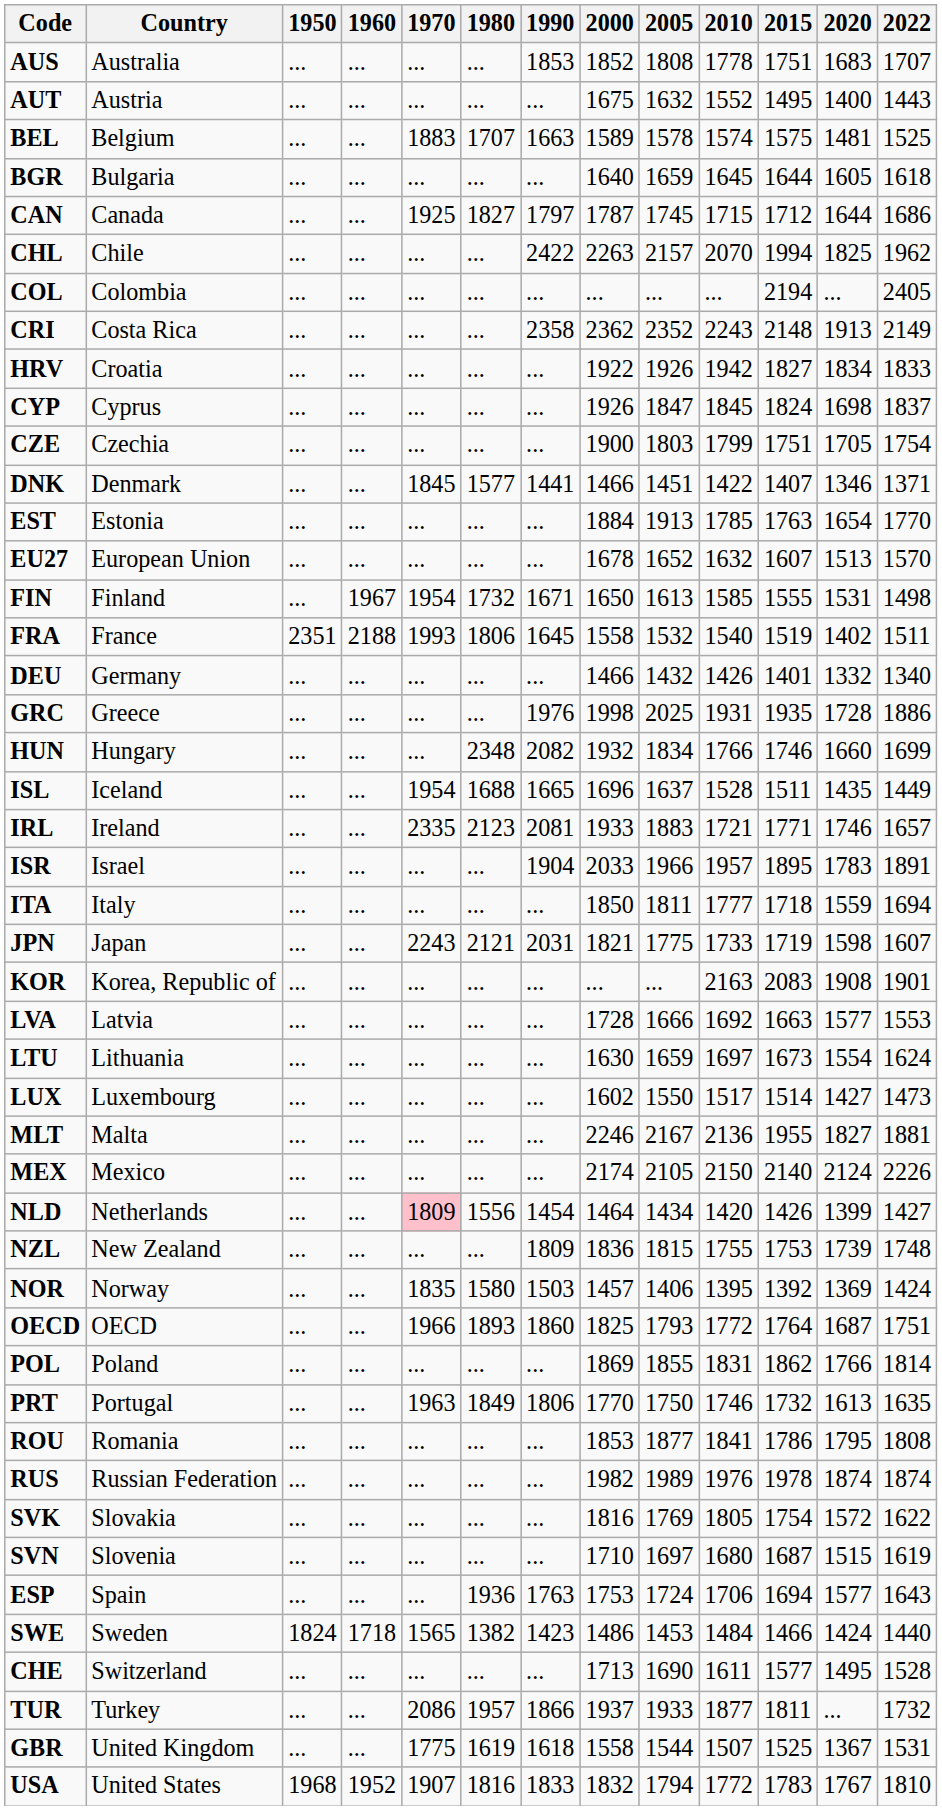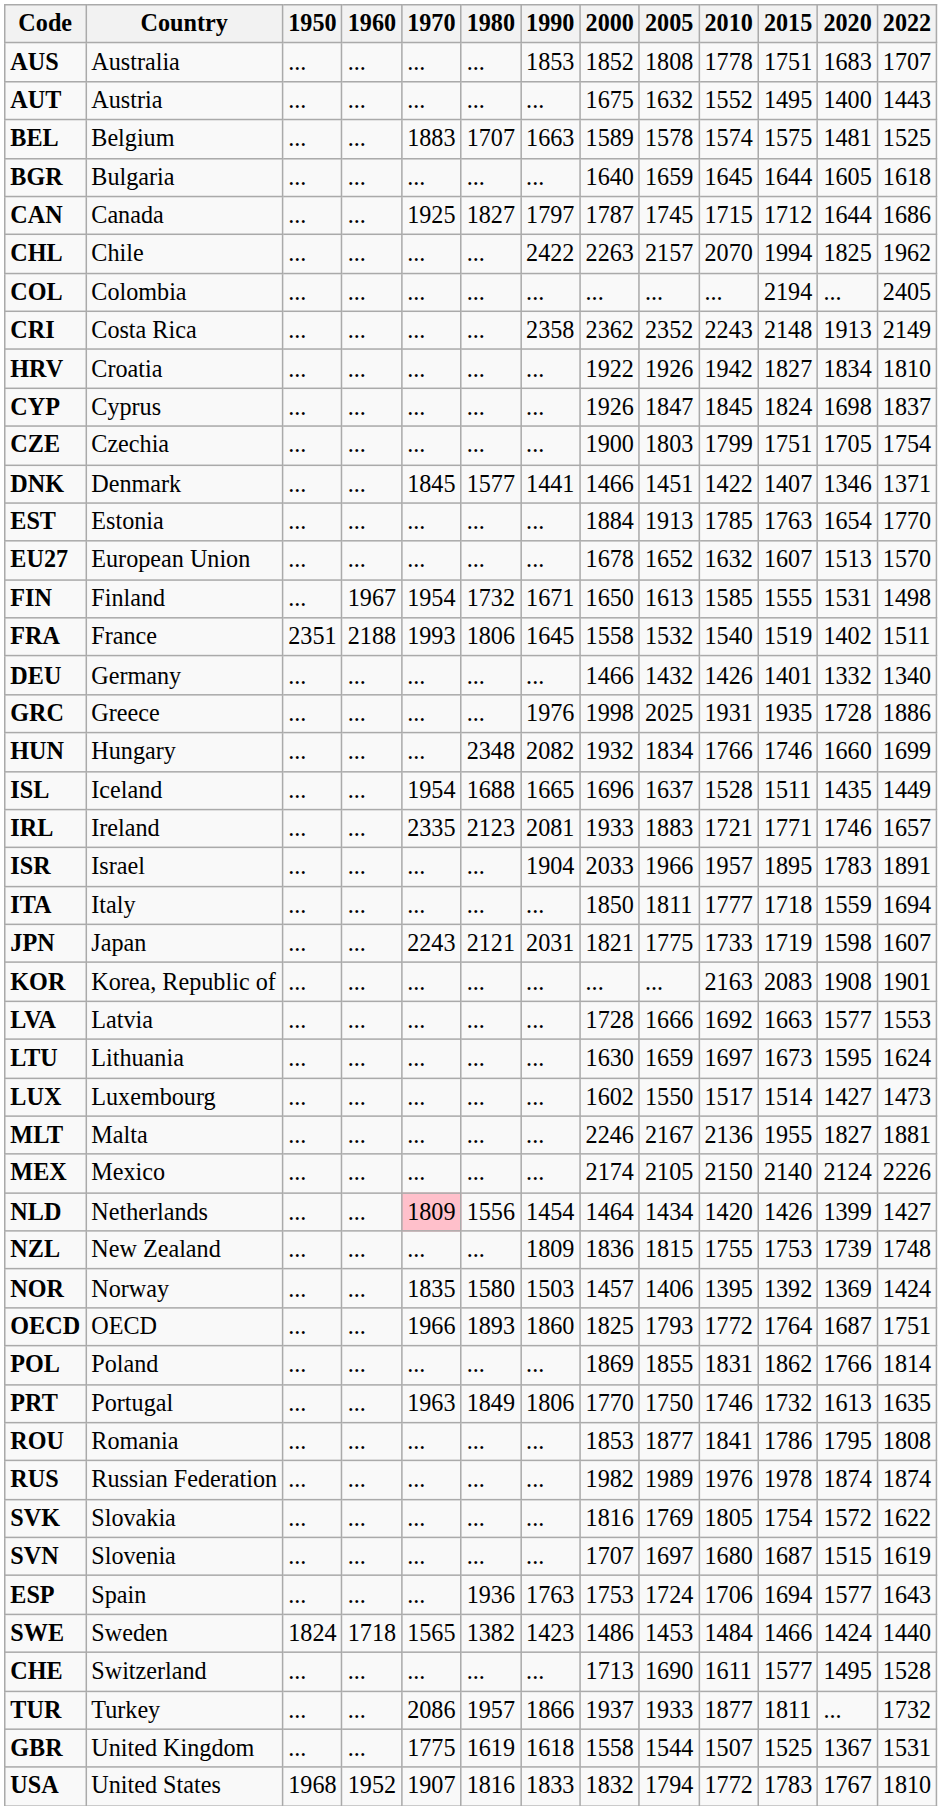(907, 368) 1833 -> (907, 368) 1810
(848, 1058) 1554 -> (848, 1058) 1595
(610, 1556) 1710 -> (610, 1556) 1707
